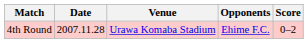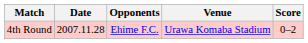columns swapped: (162, 13) <-> (245, 13)
